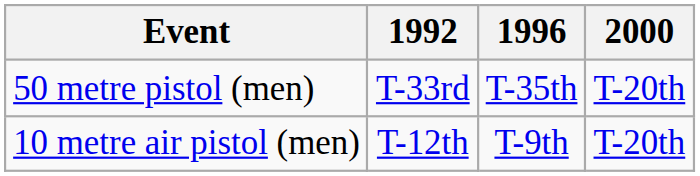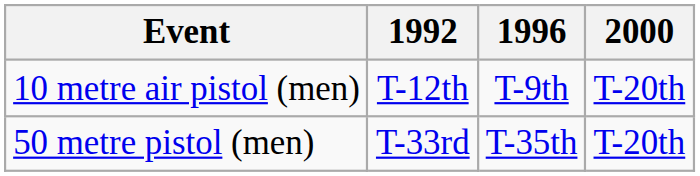rows swapped: (187, 142) <-> (164, 87)
